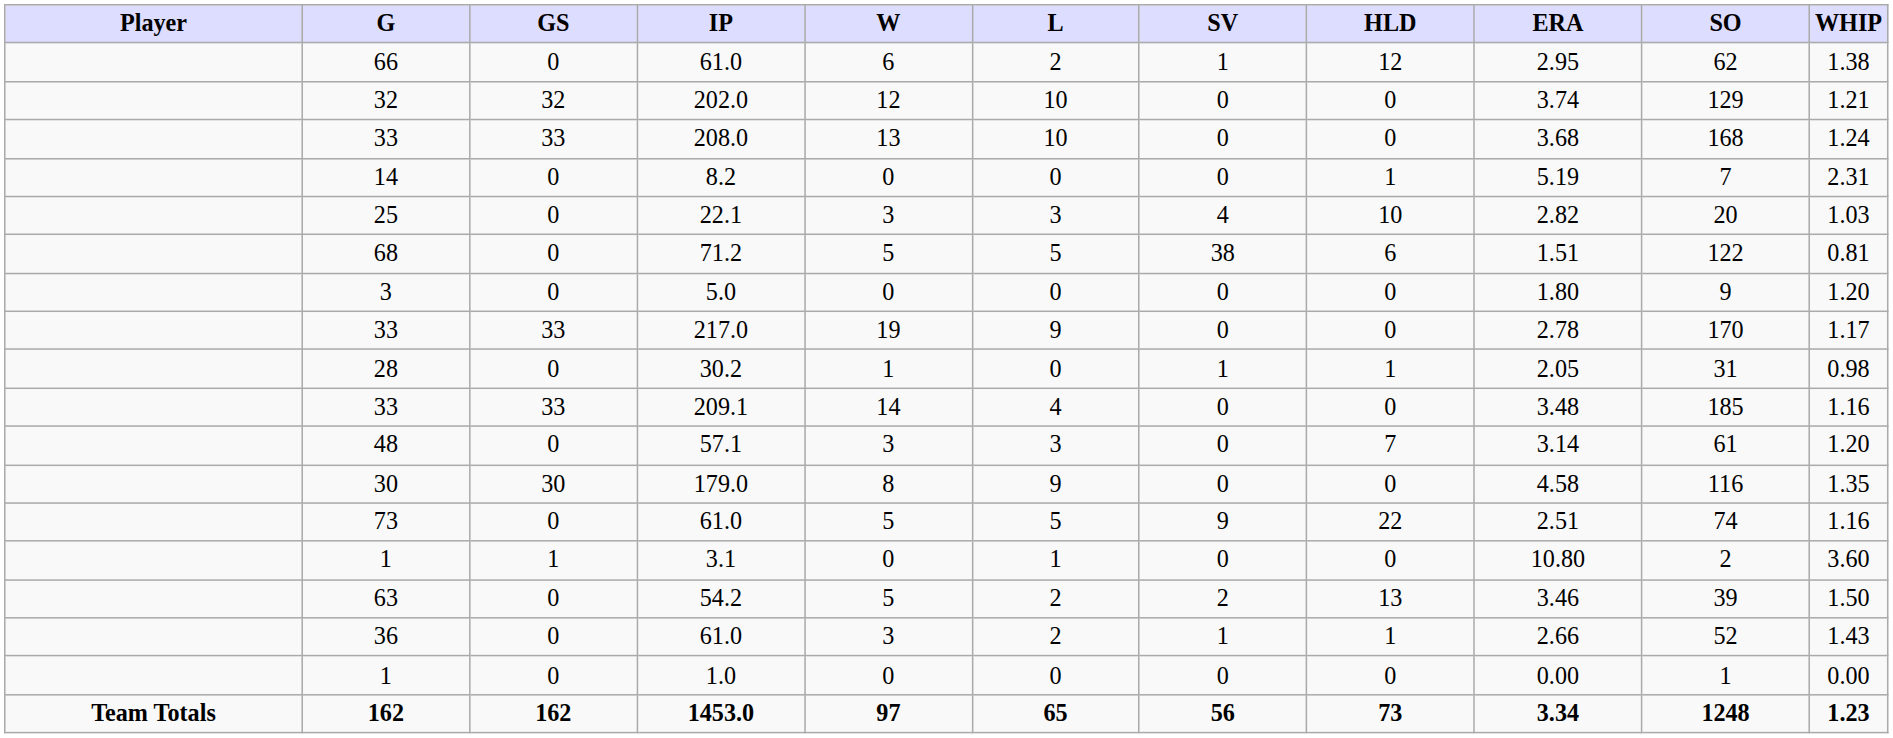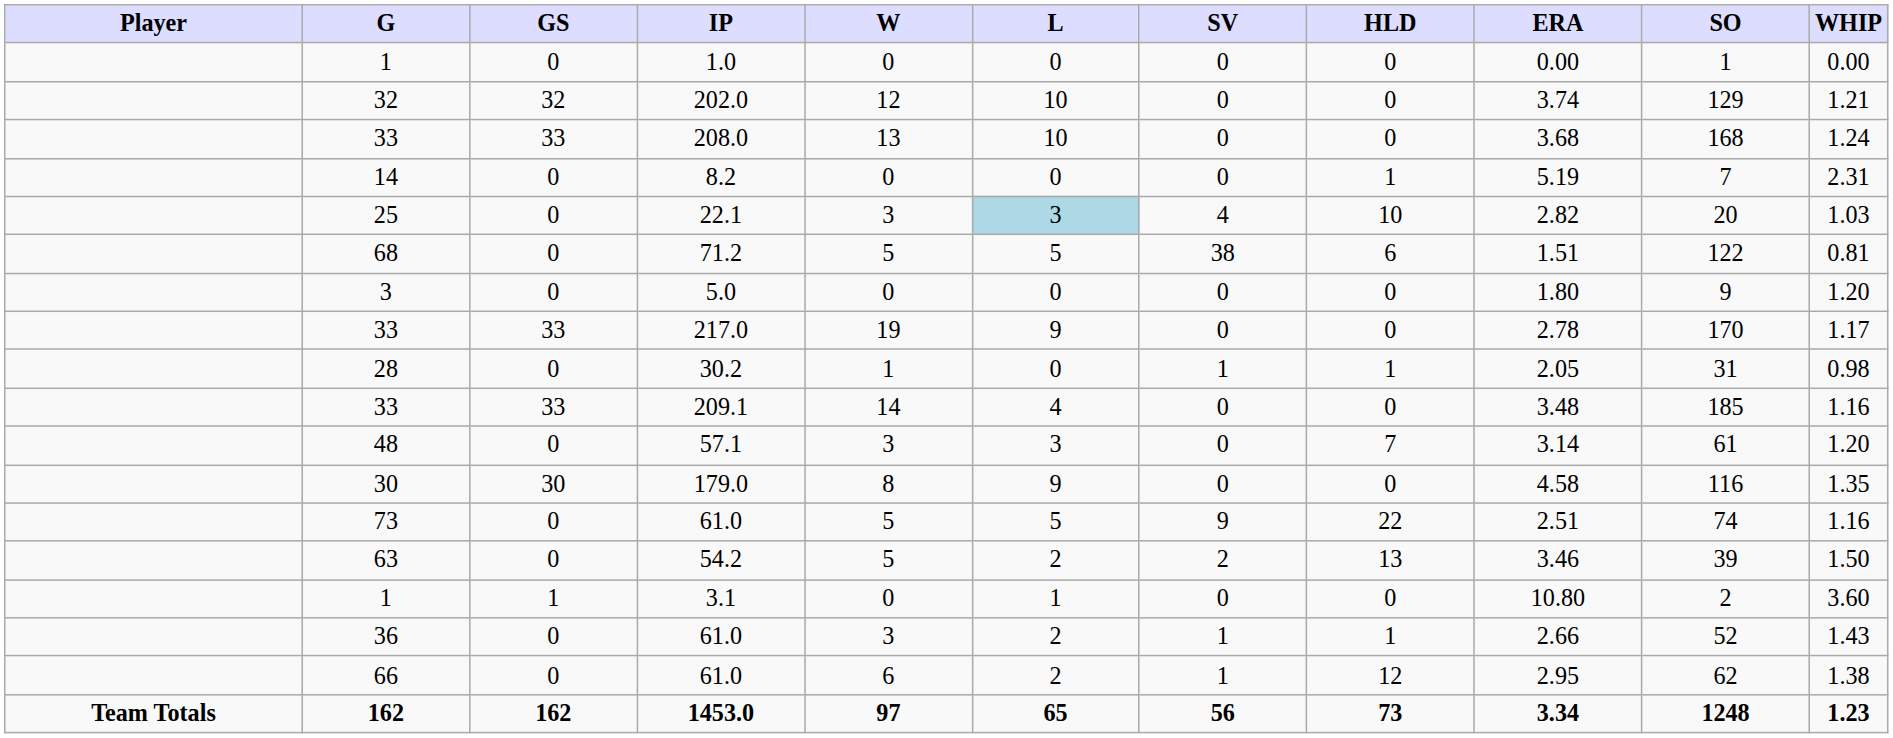rows swapped: (386, 61) <-> (386, 675)
(1056, 215) no background -> (1056, 215) lightblue background
rows swapped: (386, 598) <-> (386, 560)
